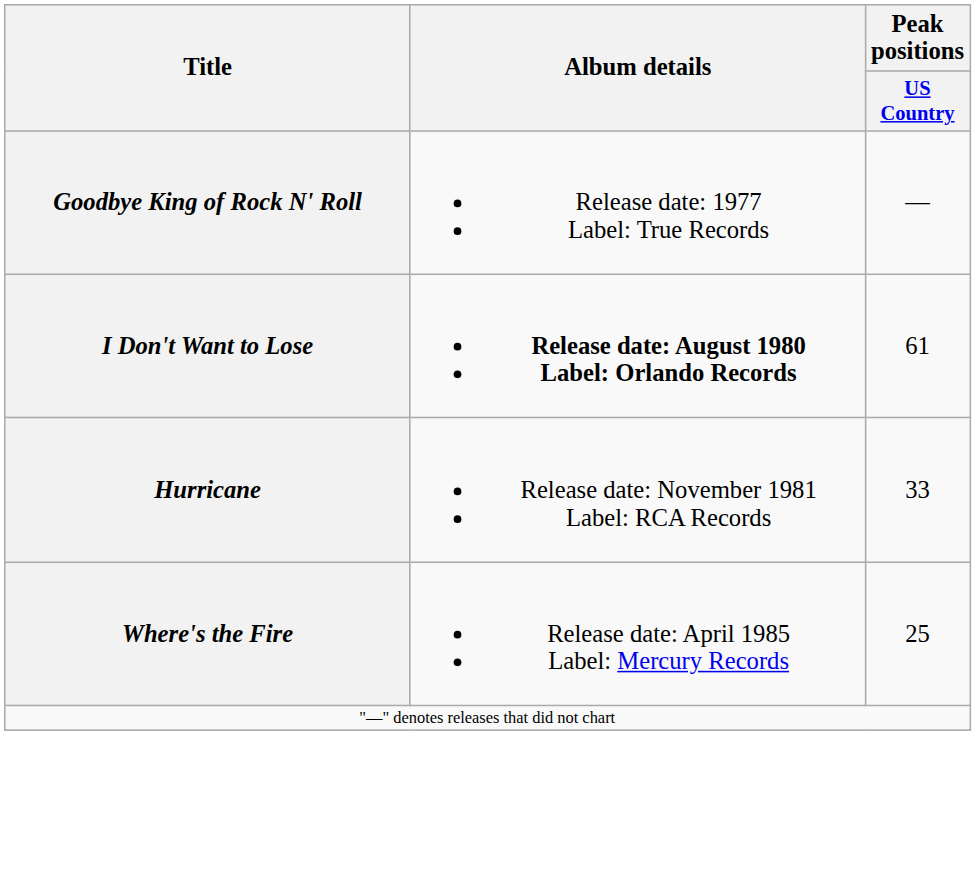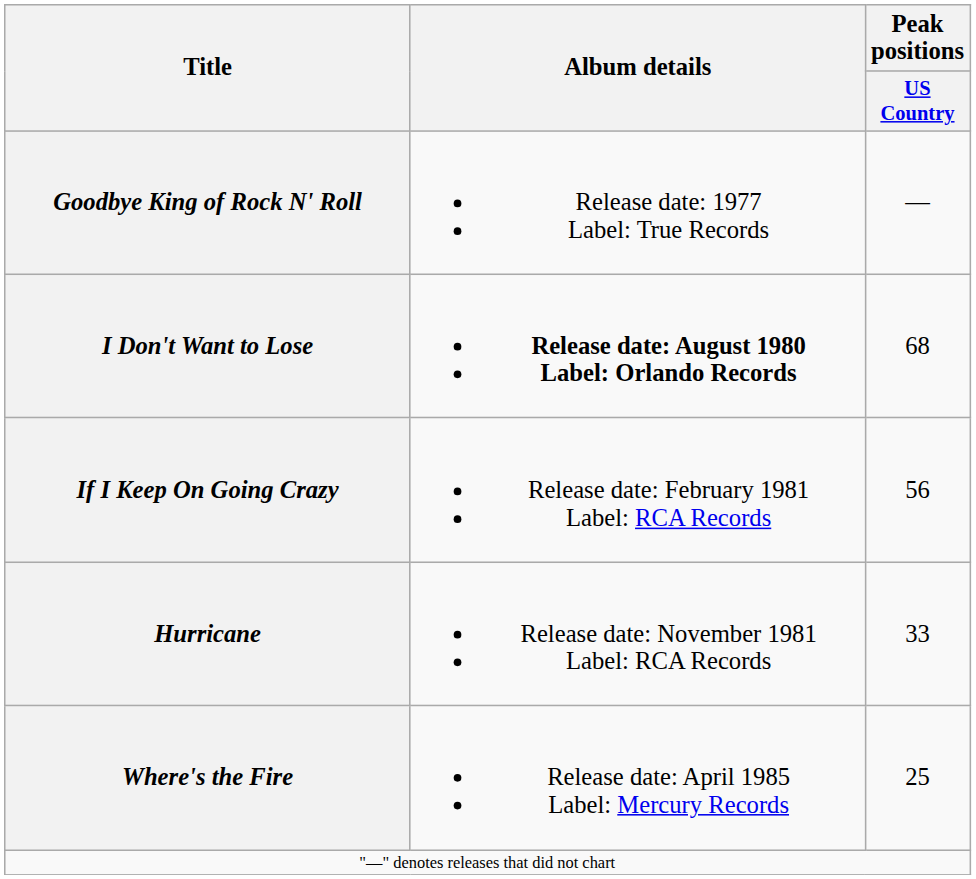(917, 345) 61 -> (917, 345) 68
+ row: (208, 489)
